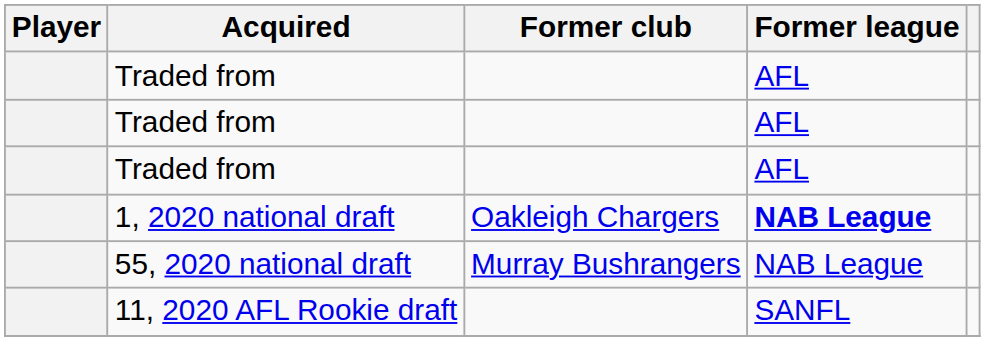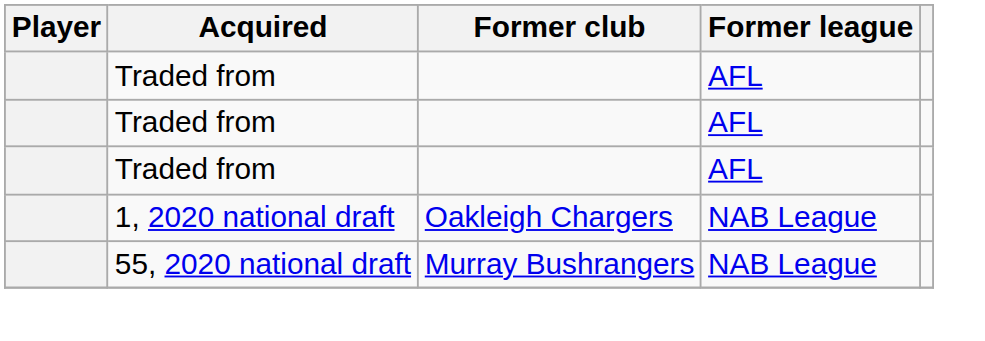(843, 216) bold -> (792, 216) normal
- row: (286, 311)
